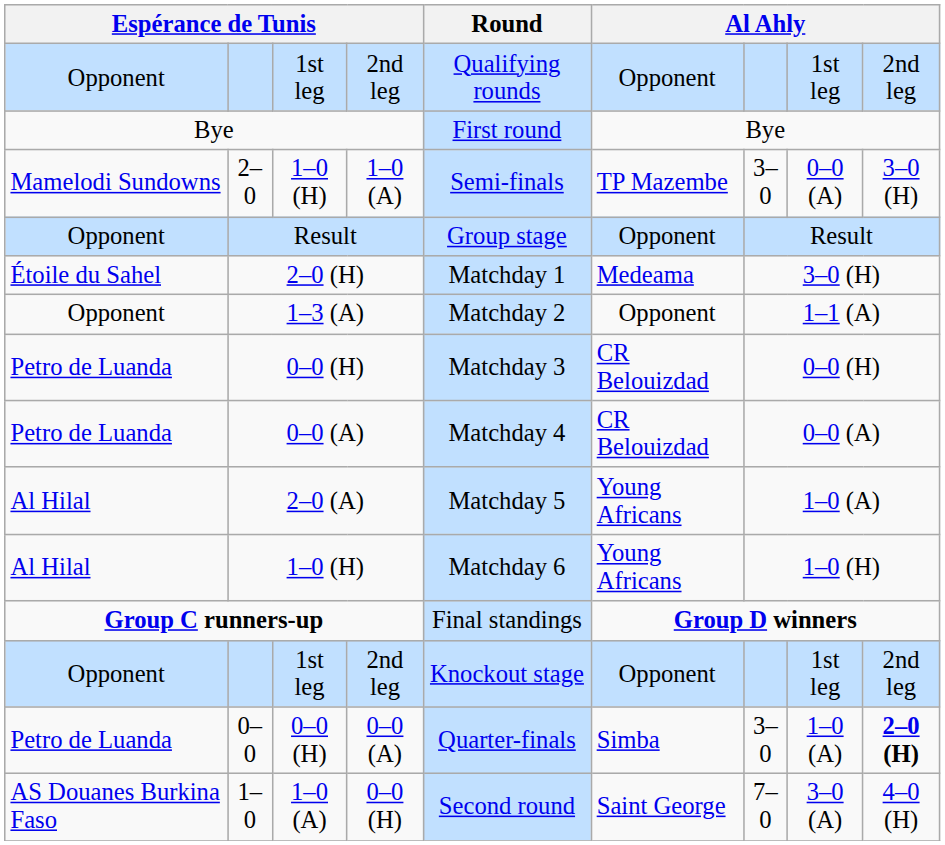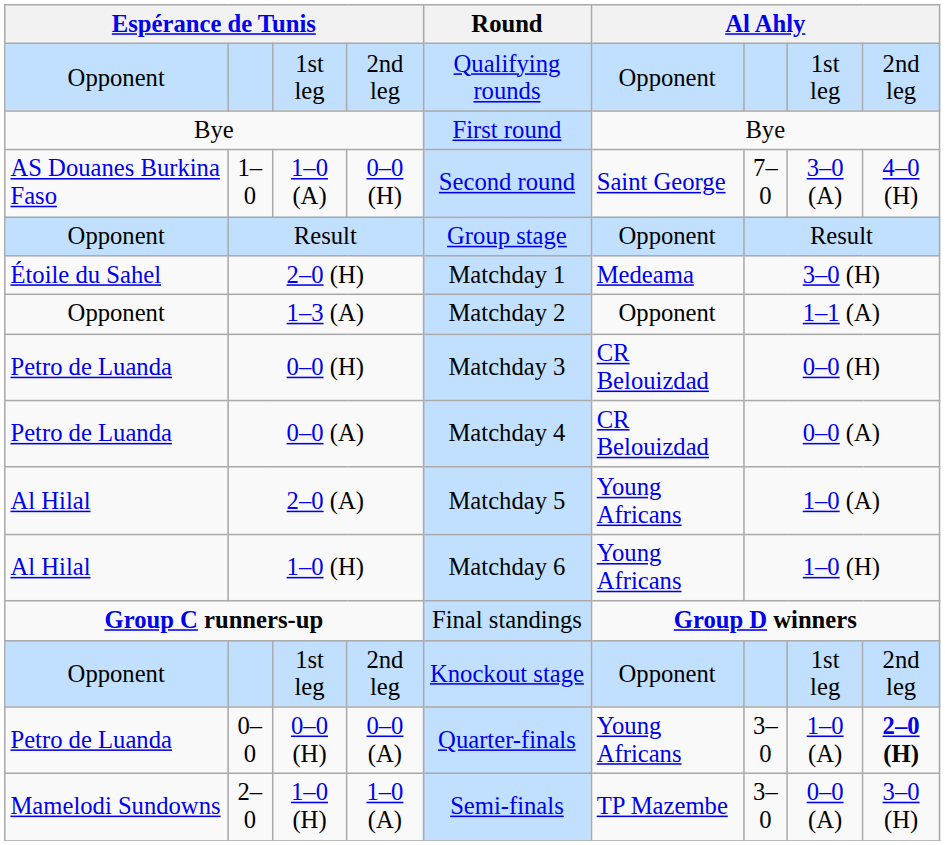rows swapped: (250, 806) <-> (250, 182)
(628, 739) Simba -> (639, 739) Young Africans
